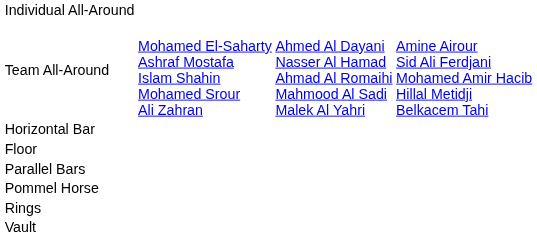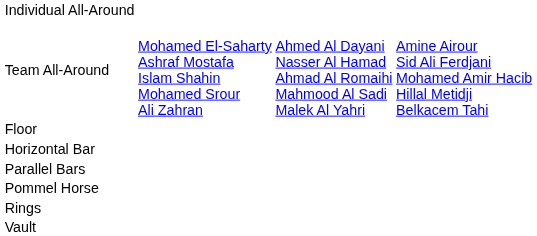rows swapped: (21, 149) <-> (50, 129)
